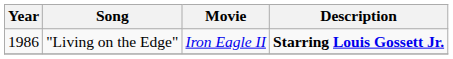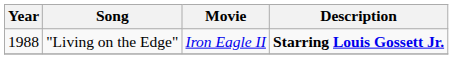(24, 41) 1986 -> (24, 41) 1988
